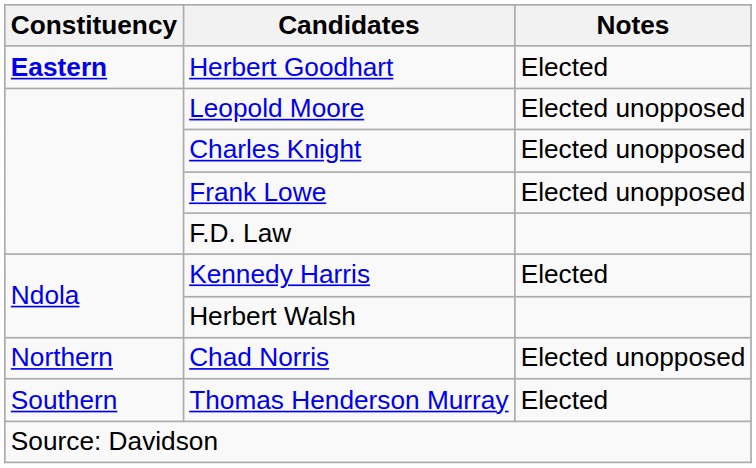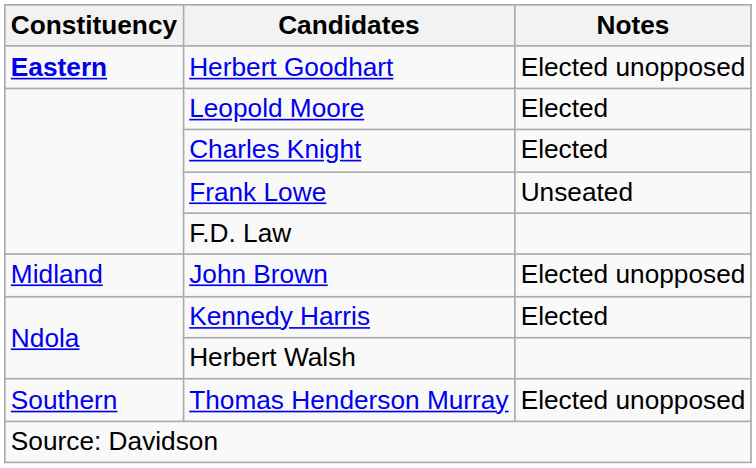(564, 66) Elected -> (633, 66) Elected unopposed
(633, 108) Elected unopposed -> (564, 108) Elected
(633, 150) Elected unopposed -> (564, 150) Elected
(633, 191) Elected unopposed -> (577, 191) Unseated
+ row: (258, 274)
- row: (259, 358)
(564, 399) Elected -> (633, 399) Elected unopposed
